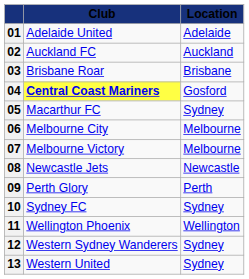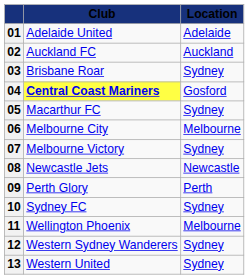(207, 71) Brisbane -> (204, 71) Sydney
(212, 149) Melbourne -> (204, 149) Sydney
(212, 226) Wellington -> (212, 226) Melbourne
